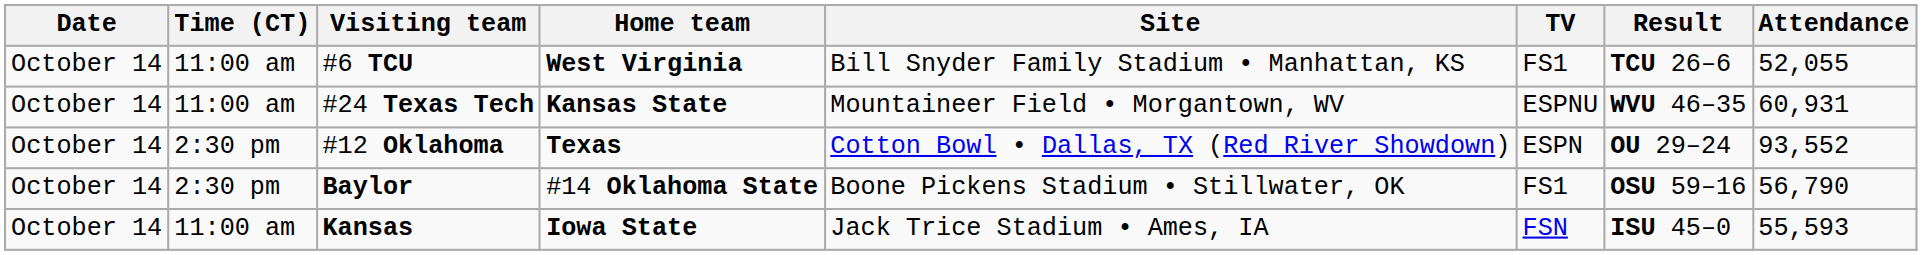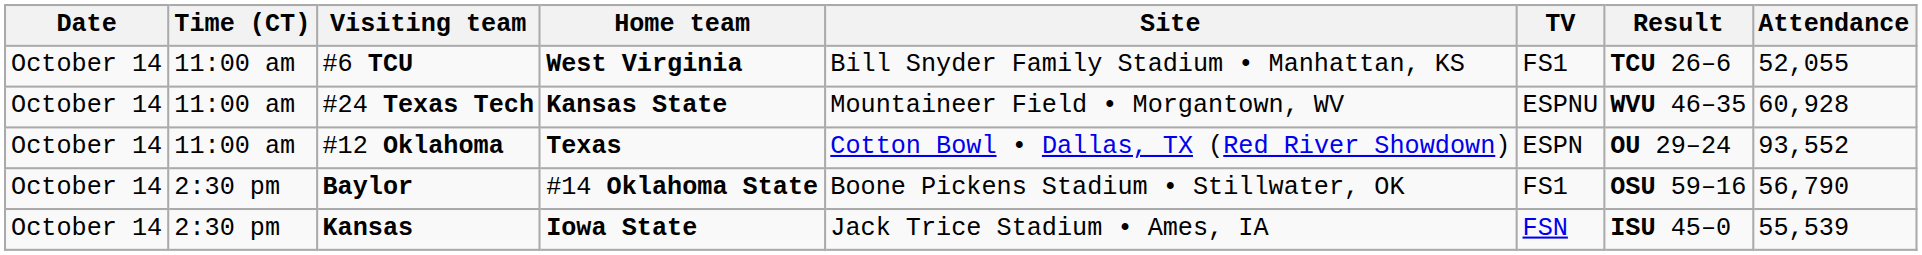(1804, 107) 60,931 -> (1804, 107) 60,928
(227, 148) 2:30 pm -> (235, 148) 11:00 am
(235, 229) 11:00 am -> (227, 229) 2:30 pm
(1804, 229) 55,593 -> (1804, 229) 55,539
